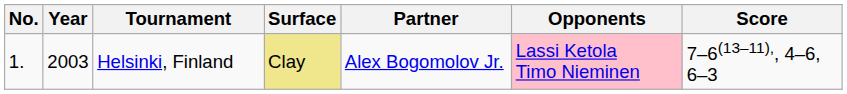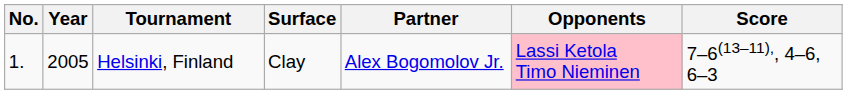(68, 61) 2003 -> (68, 61) 2005
(287, 61) khaki background -> (287, 61) no background
